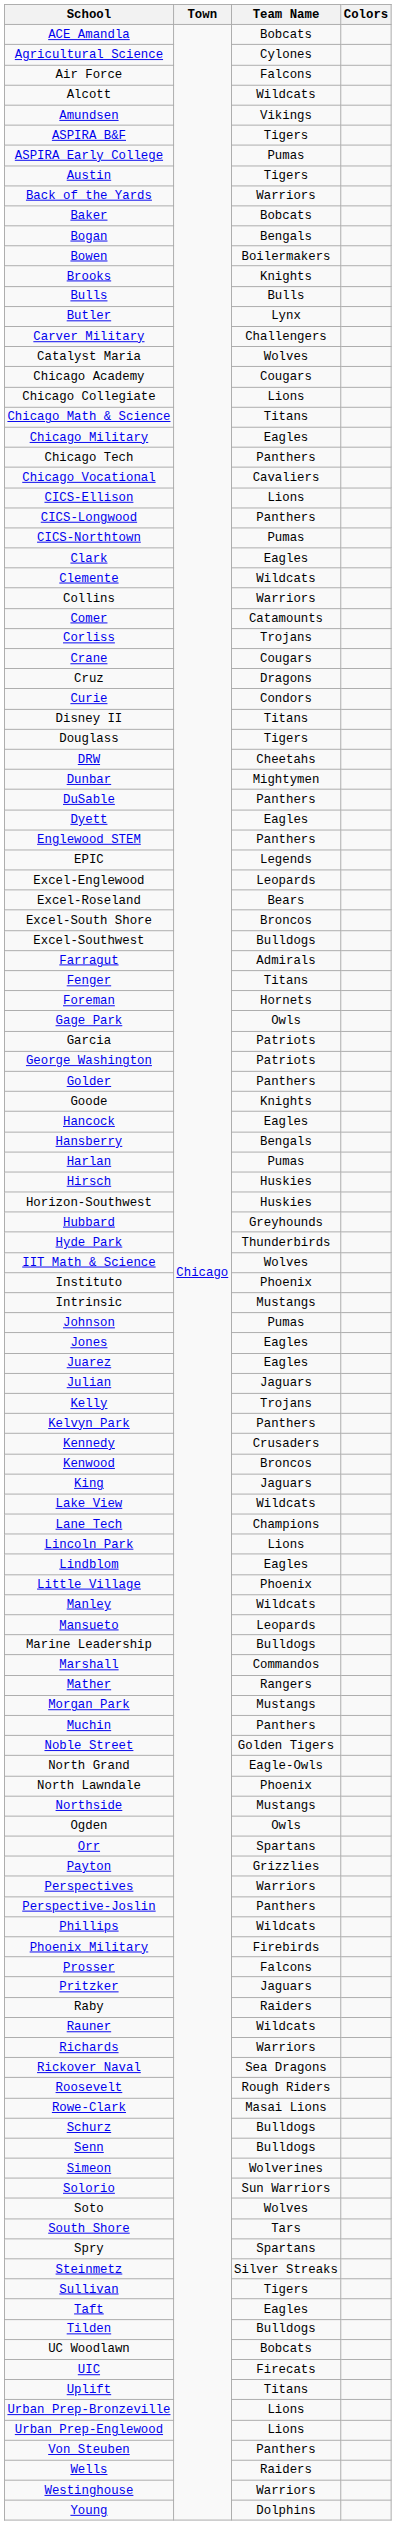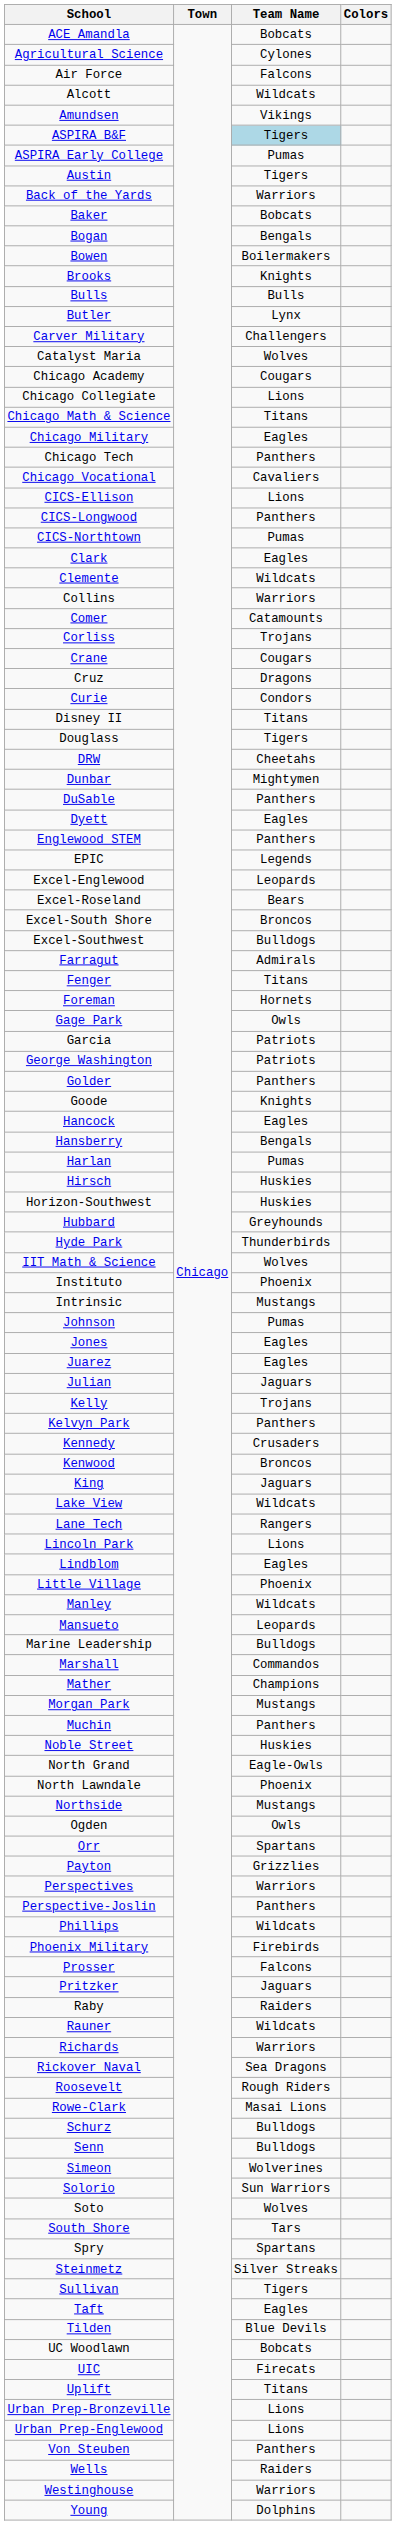(286, 135) no background -> (286, 135) lightblue background
(286, 1524) Champions -> (286, 1524) Rangers
(286, 1685) Rangers -> (286, 1685) Champions
(286, 1746) Golden Tigers -> (286, 1746) Huskies
(286, 2329) Bulldogs -> (286, 2329) Blue Devils
